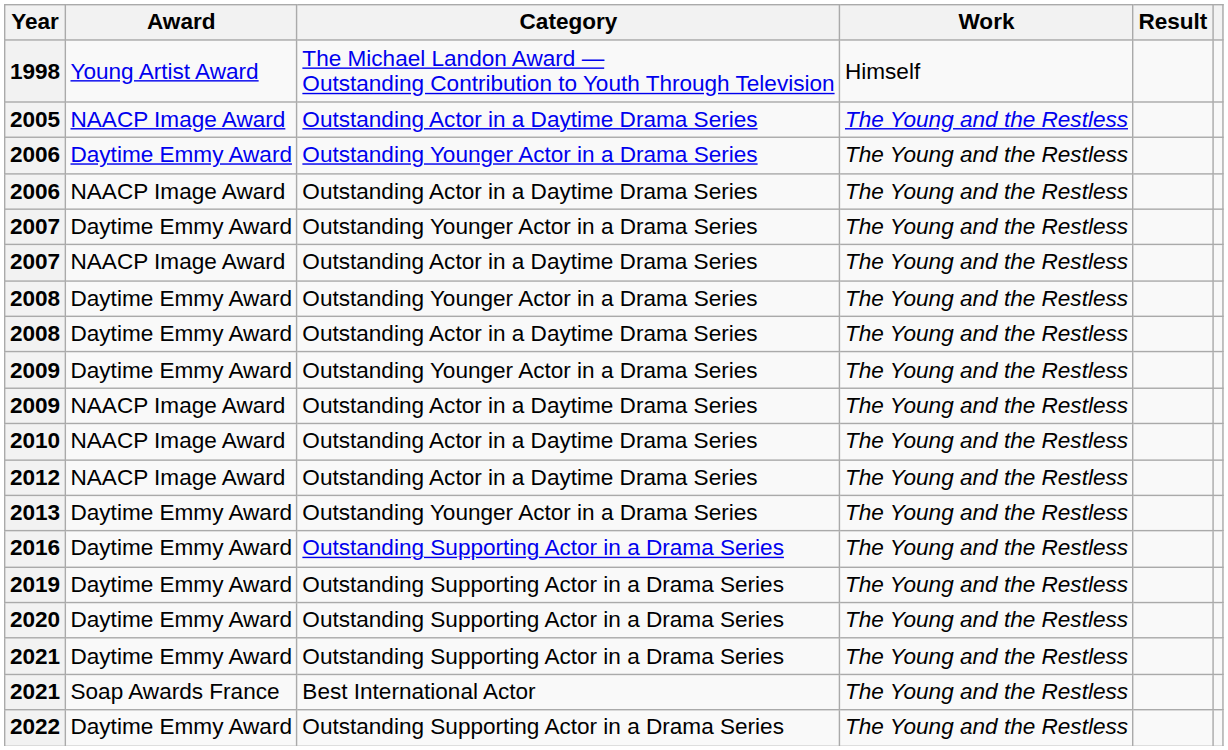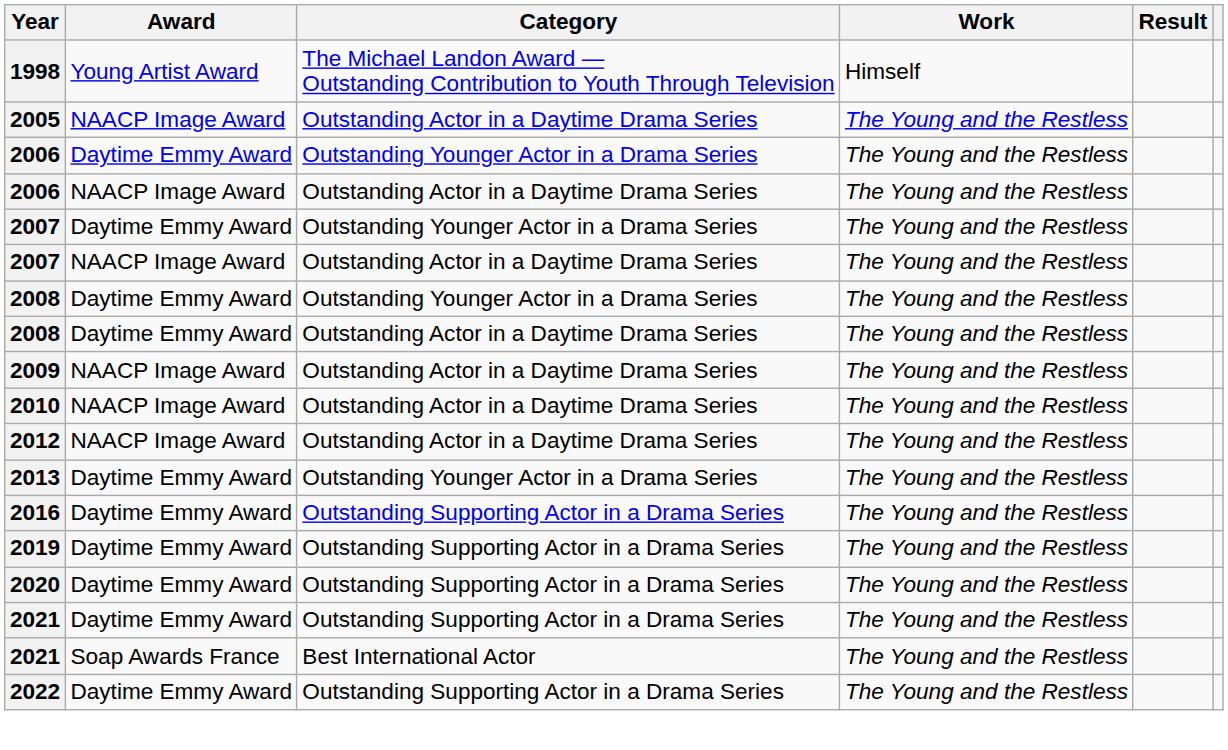- row: (35, 369)
